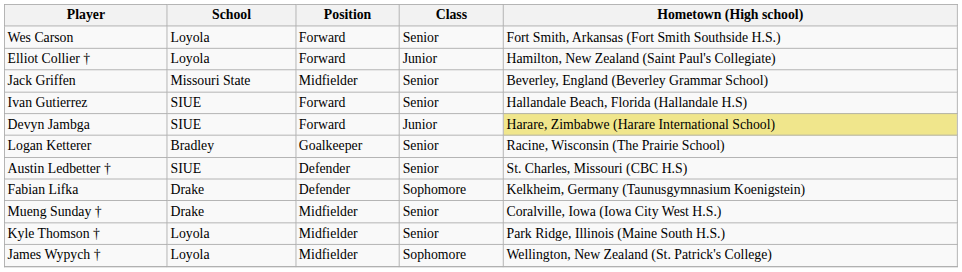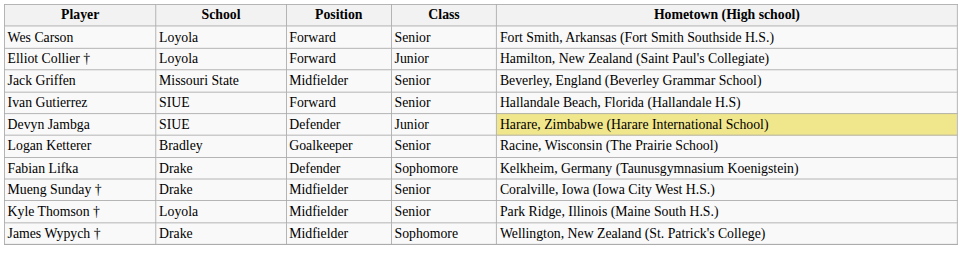(322, 124) Forward -> (315, 124) Defender
- row: (59, 168)
(190, 255) Loyola -> (176, 233) Drake
